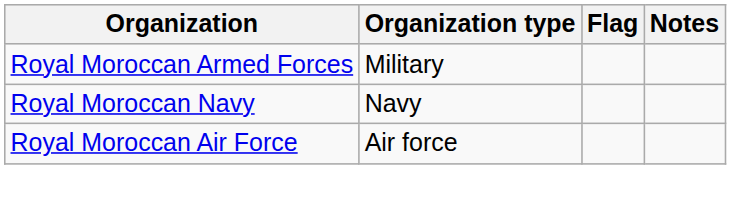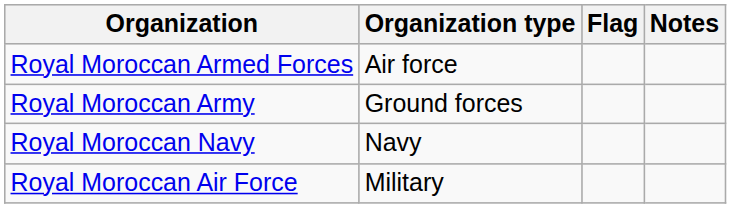(404, 63) Military -> (411, 63) Air force
+ row: (133, 103)
(411, 143) Air force -> (404, 182) Military
